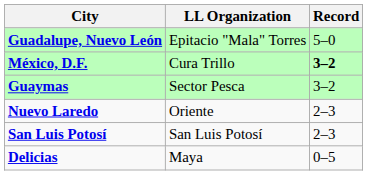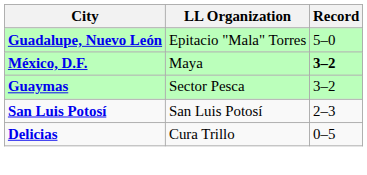(202, 63) Cura Trillo -> (186, 63) Maya
- row: (53, 110)
(186, 157) Maya -> (202, 134) Cura Trillo
